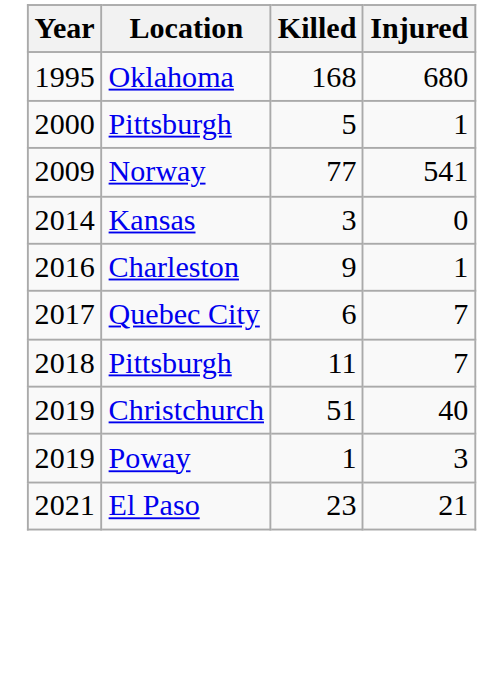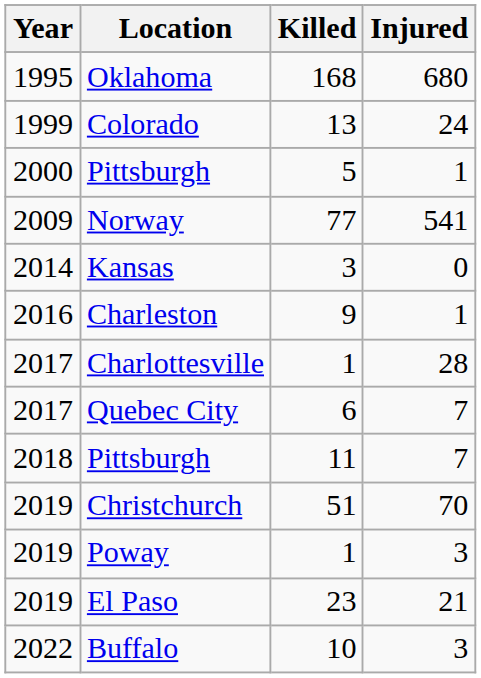+ row: (143, 123)
+ row: (175, 362)
(453, 410) 40 -> (453, 505) 70
(65, 505) 2021 -> (43, 600) 2019
+ row: (133, 648)
